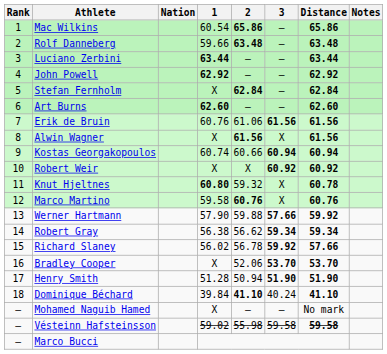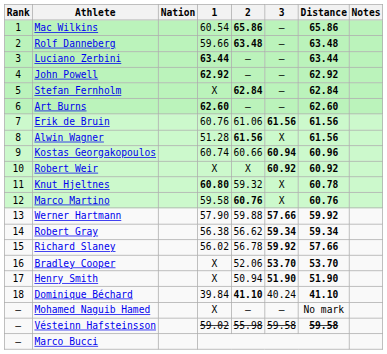(214, 138) X -> (214, 138) 51.28
(324, 153) 60.94 -> (324, 153) 60.96
(214, 279) 51.28 -> (214, 279) X
